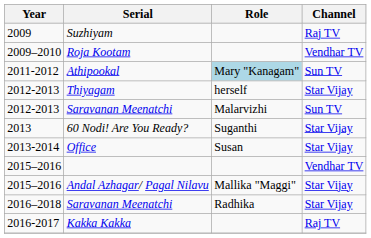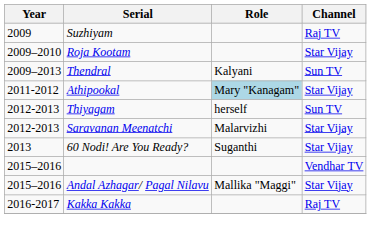(334, 52) Vendhar TV -> (329, 52) Star Vijay
+ row: (34, 71)
(323, 71) Sun TV -> (329, 90) Star Vijay
(329, 90) Star Vijay -> (323, 109) Sun TV
(323, 109) Sun TV -> (329, 128) Star Vijay
- row: (33, 147)
- row: (34, 204)
